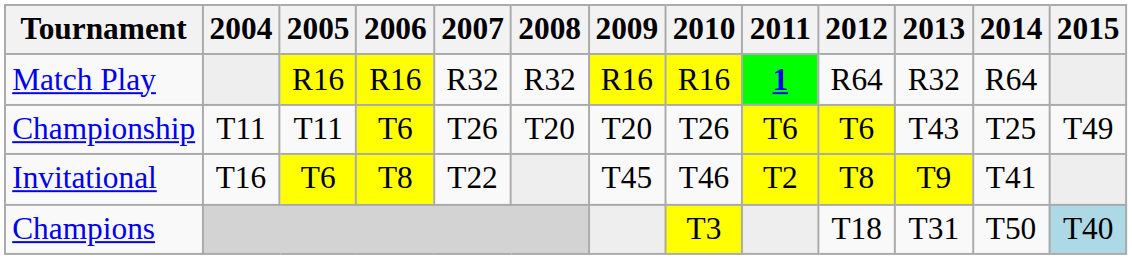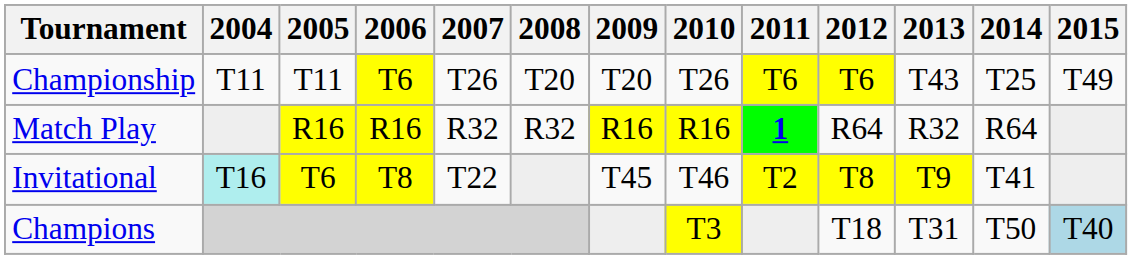rows swapped: (104, 128) <-> (84, 79)
(241, 178) no background -> (241, 178) paleturquoise background
